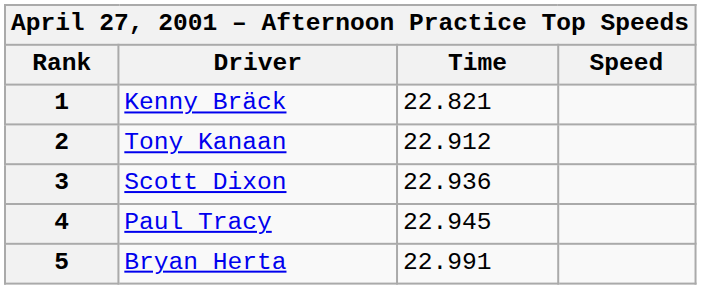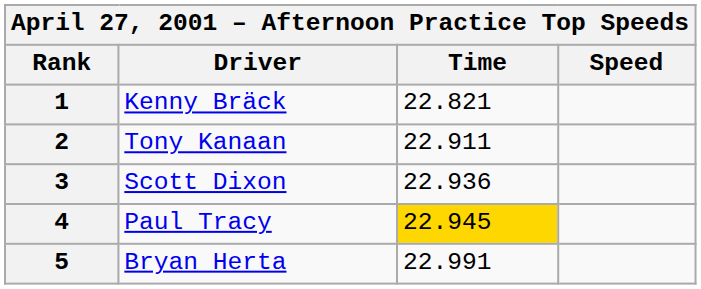(447, 144) 22.912 -> (447, 144) 22.911
(447, 224) no background -> (447, 224) gold background
